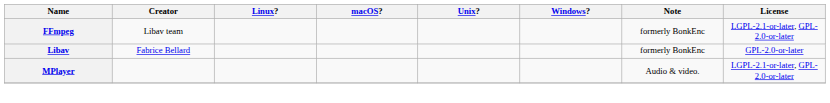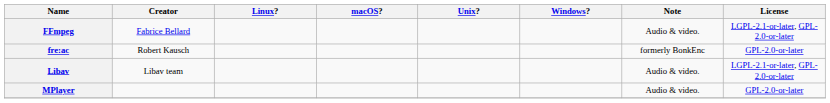(163, 31) Libav team -> (163, 31) Fabrice Bellard
(672, 31) formerly BonkEnc -> (672, 31) Audio & video.
+ row: (58, 51)
(163, 51) Fabrice Bellard -> (163, 71) Libav team
(672, 51) formerly BonkEnc -> (672, 71) Audio & video.
(774, 51) GPL-2.0-or-later -> (774, 71) LGPL-2.1-or-later, GPL-2.0-or-later
(774, 71) LGPL-2.1-or-later, GPL-2.0-or-later -> (774, 90) GPL-2.0-or-later
